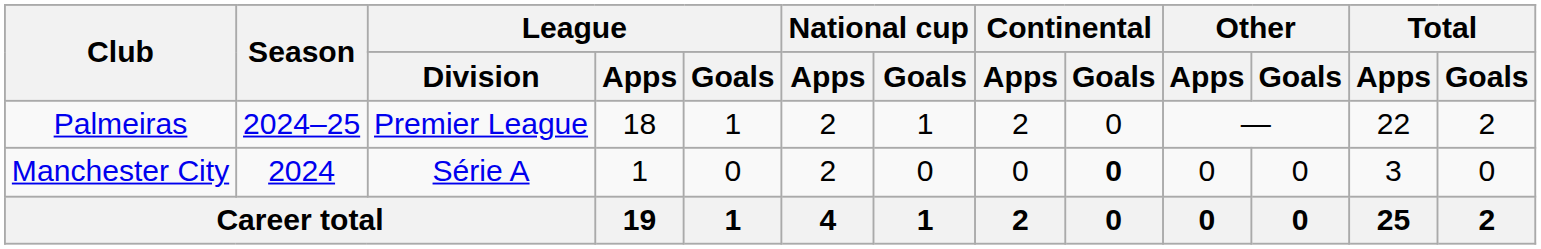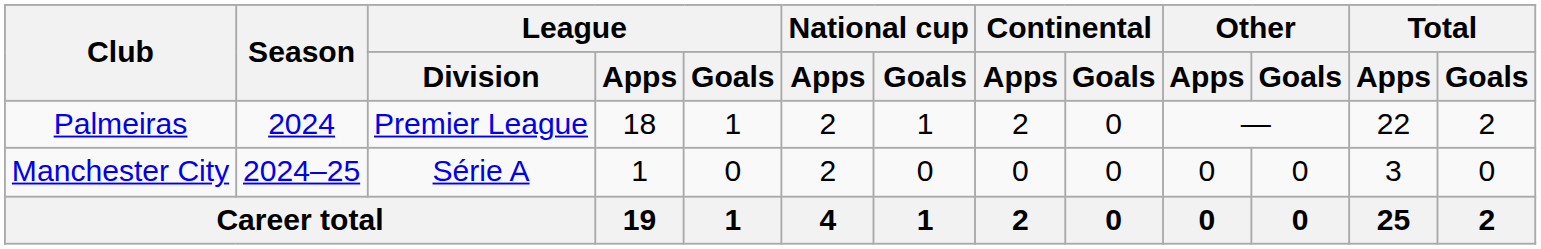(302, 123) 2024–25 -> (302, 123) 2024
(302, 171) 2024 -> (302, 171) 2024–25
(1114, 171) bold -> (1114, 171) normal
